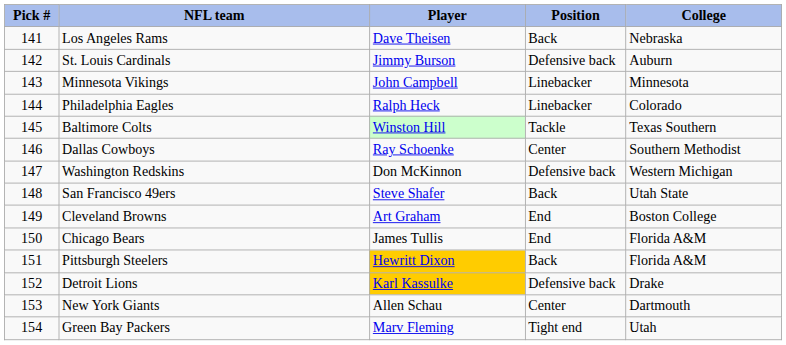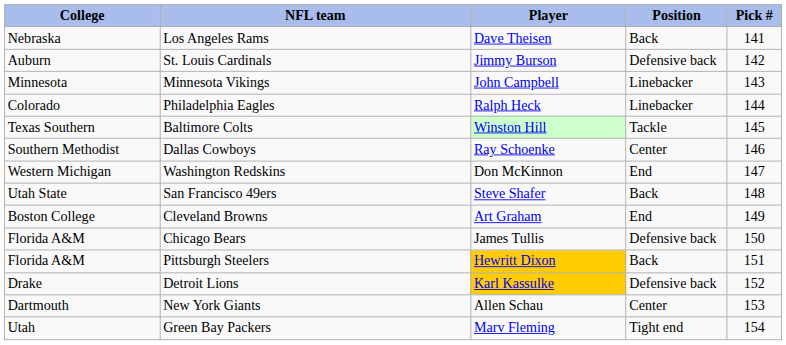columns swapped: (32, 15) <-> (704, 15)
(572, 171) Defensive back -> (641, 171) End
(540, 238) End -> (673, 238) Defensive back
